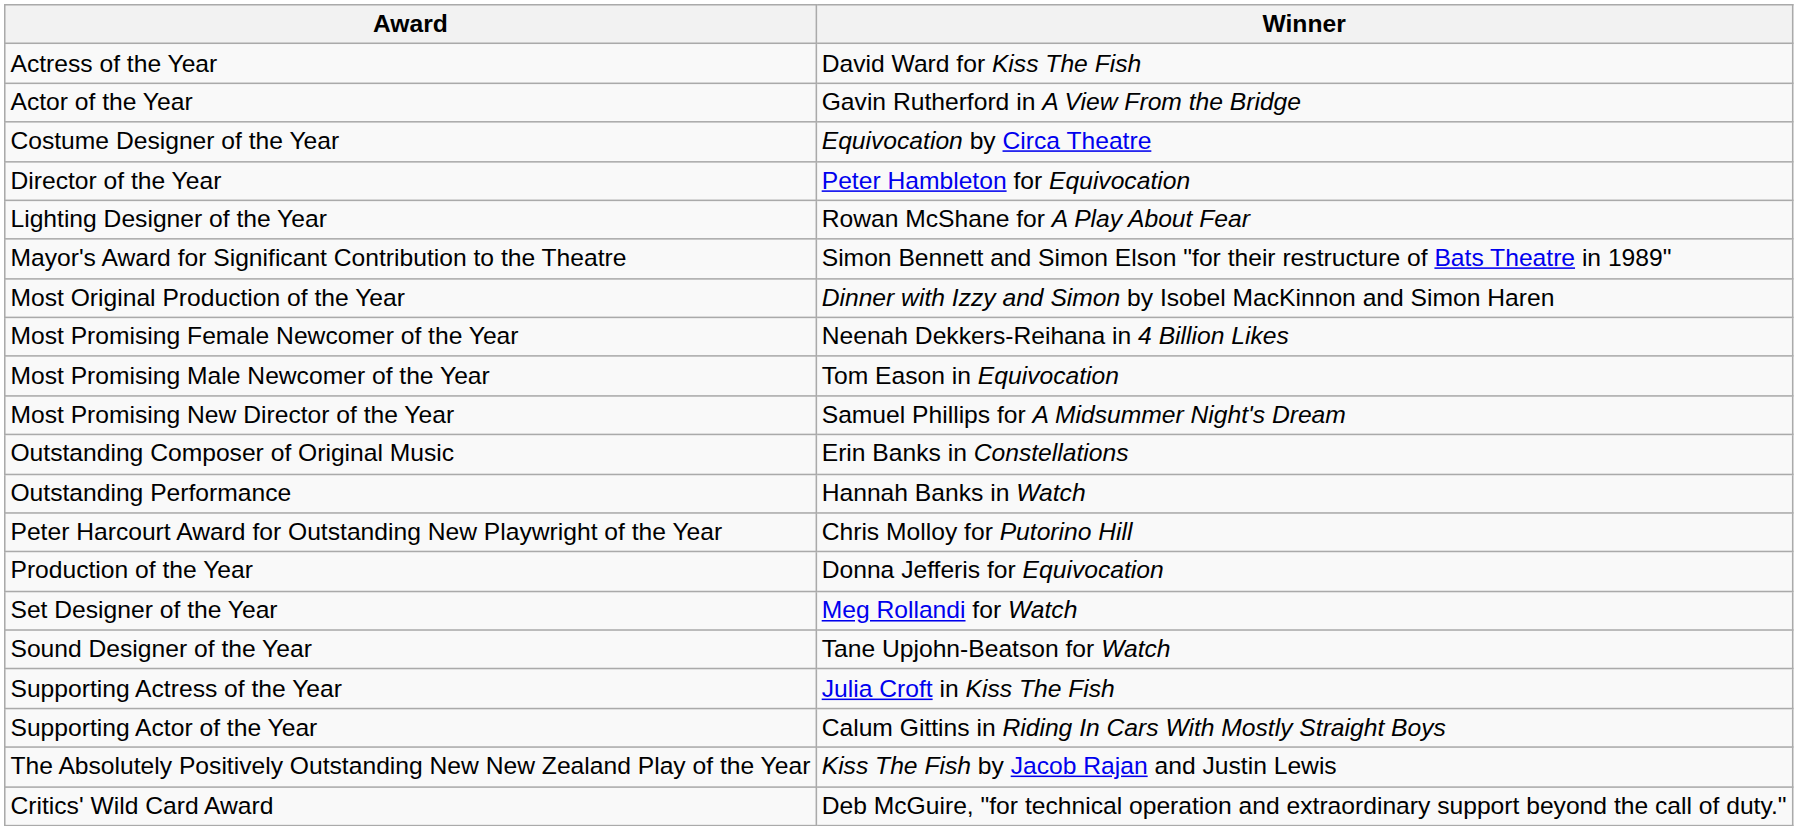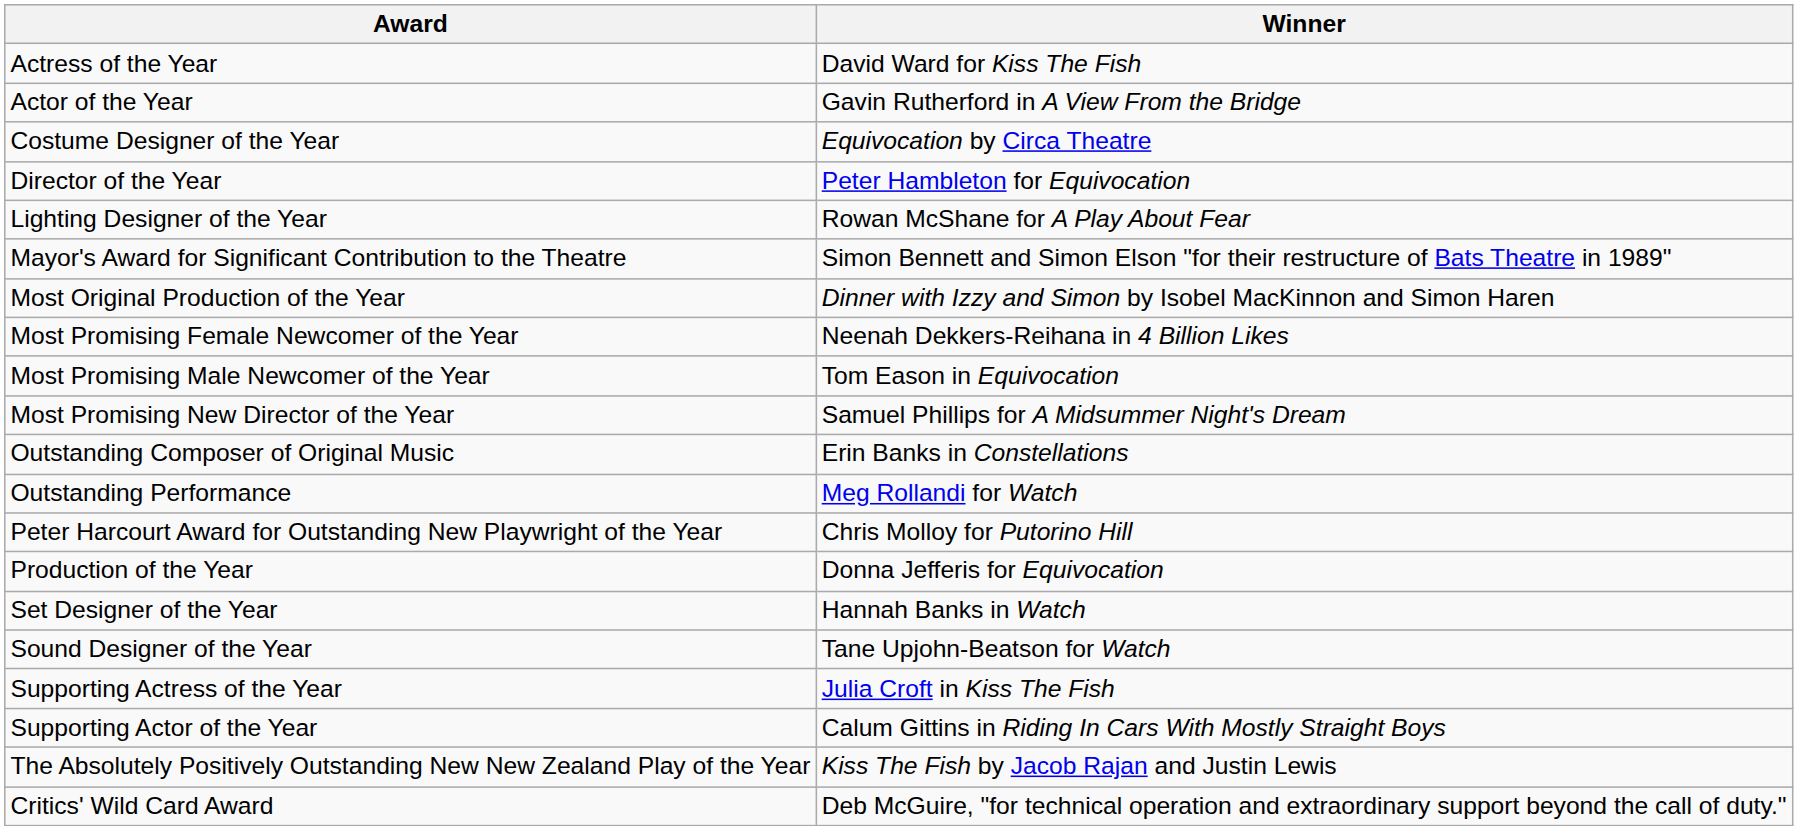(954, 492) Hannah Banks in Watch -> (950, 492) Meg Rollandi for Watch
(950, 610) Meg Rollandi for Watch -> (954, 610) Hannah Banks in Watch
